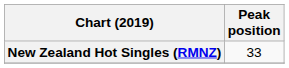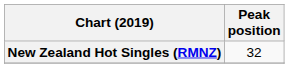(254, 52) 33 -> (254, 52) 32
